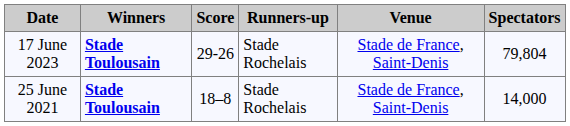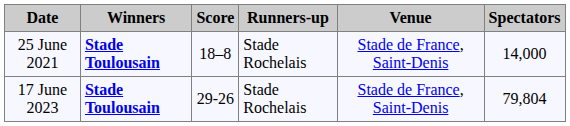rows swapped: (42, 98) <-> (42, 54)
